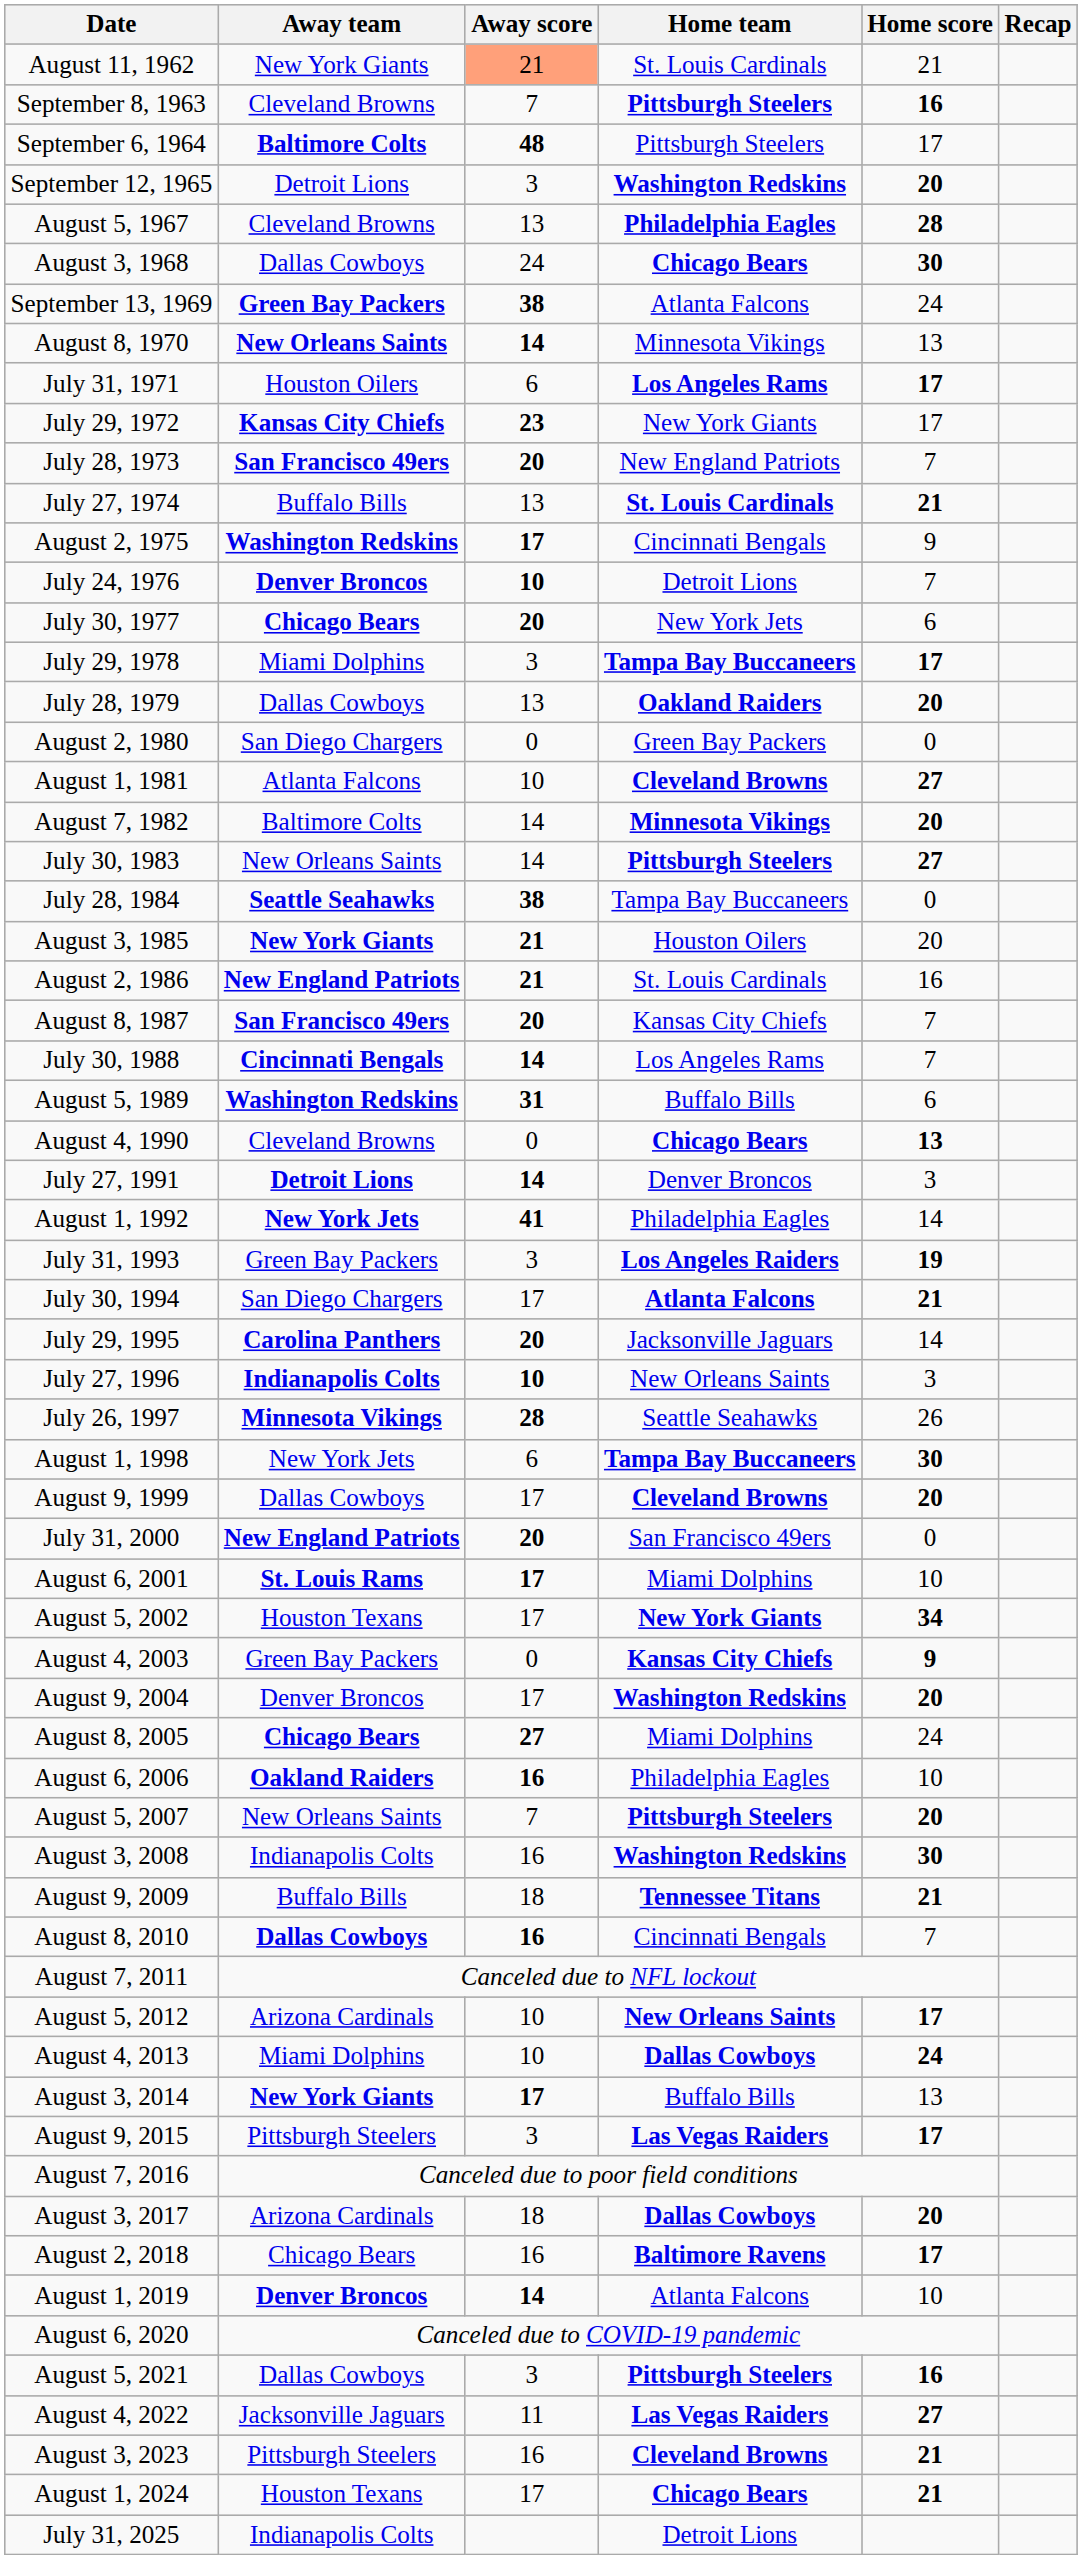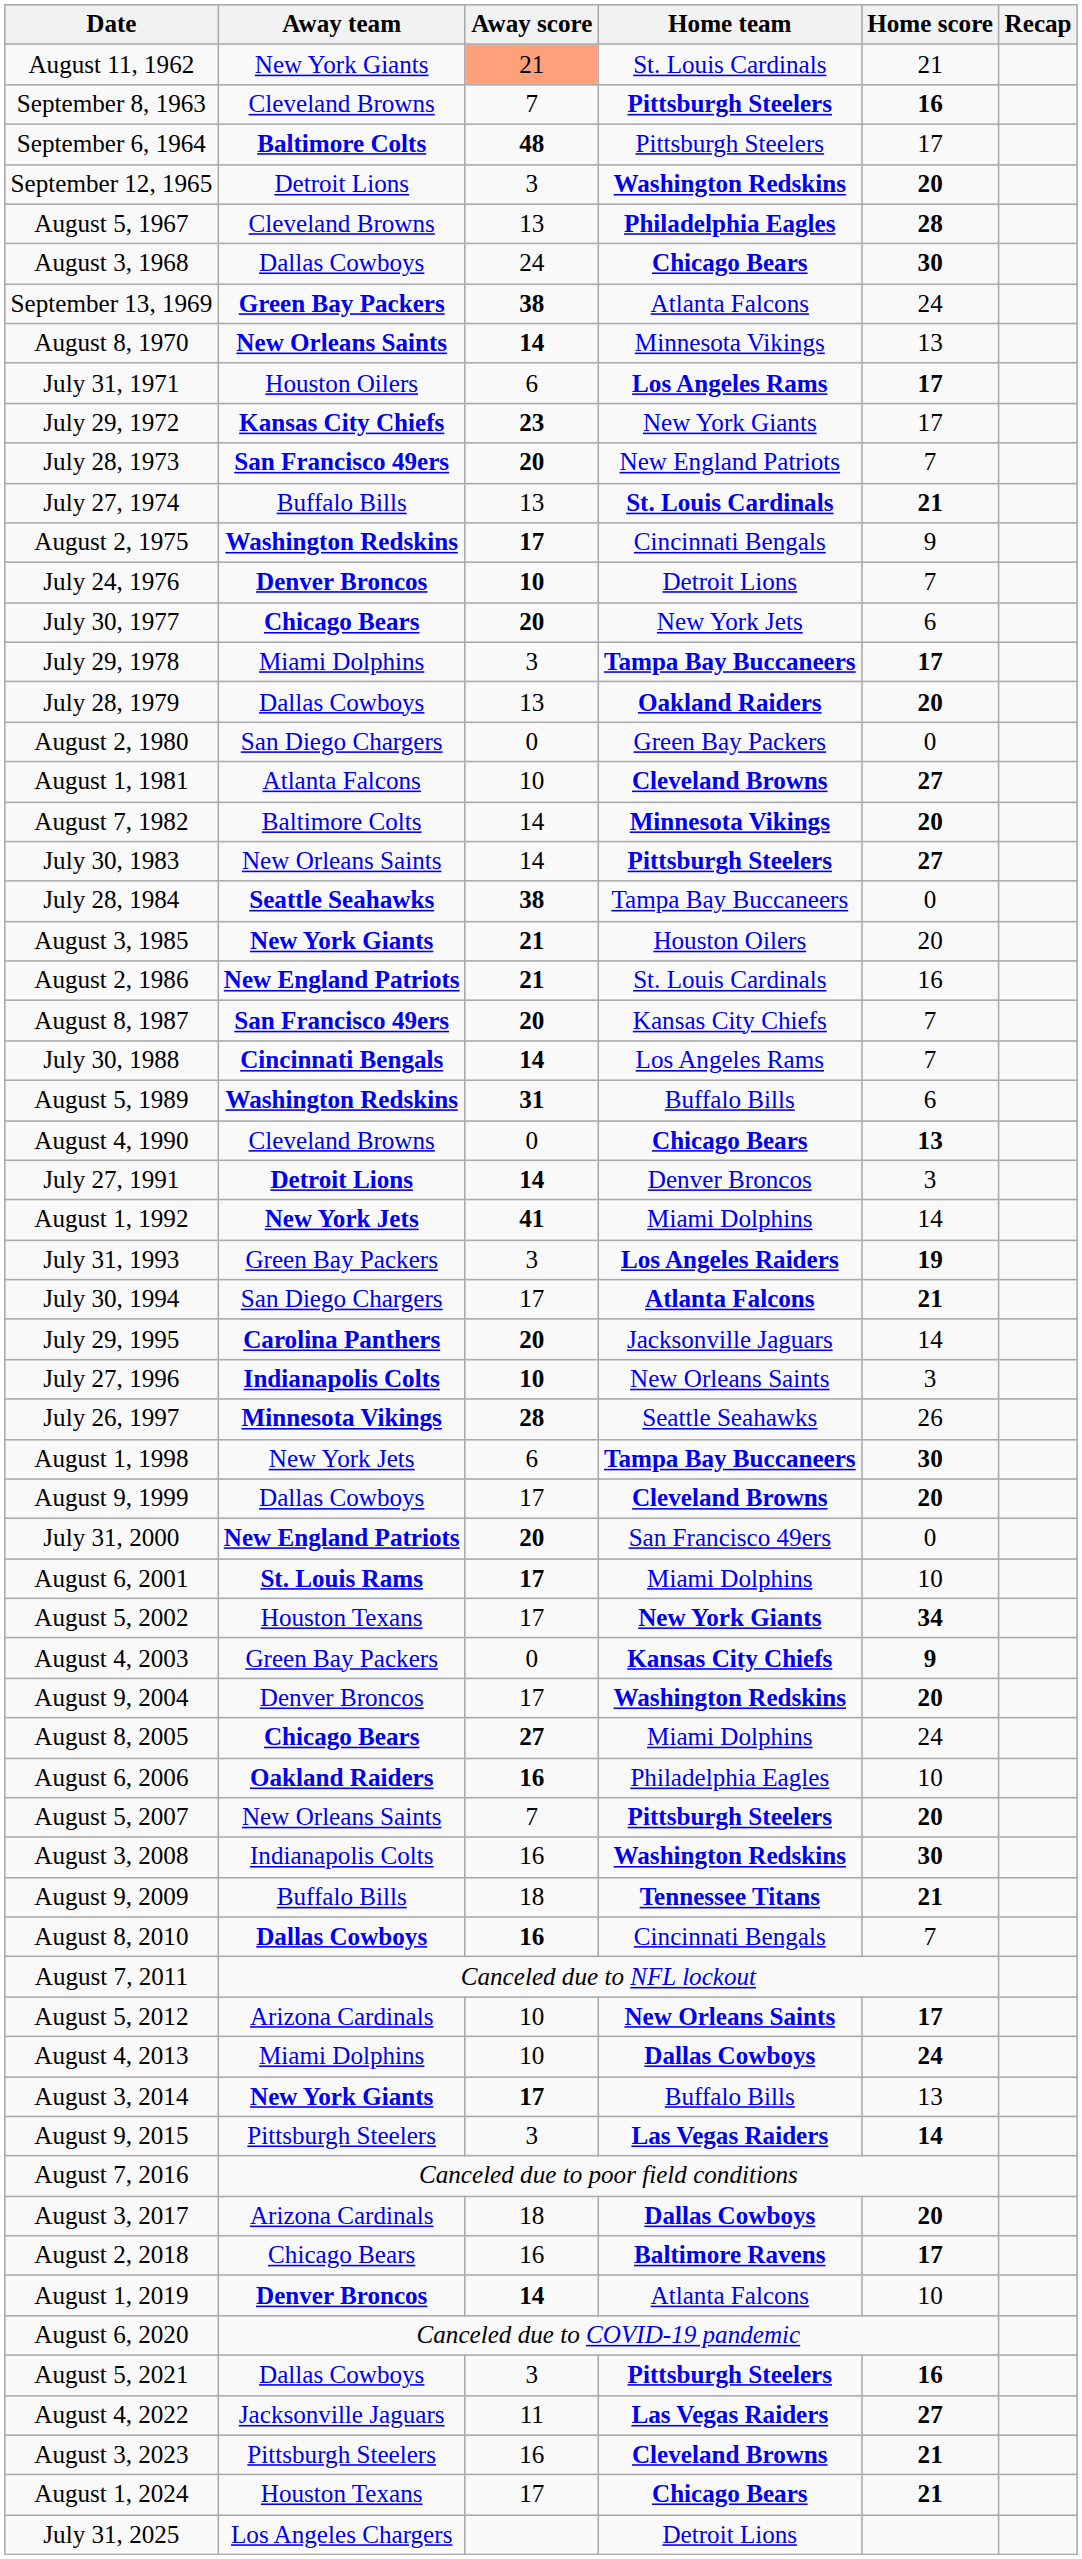(730, 1219) Philadelphia Eagles -> (730, 1219) Miami Dolphins
(930, 2135) 17 -> (930, 2135) 14
(342, 2534) Indianapolis Colts -> (342, 2534) Los Angeles Chargers
